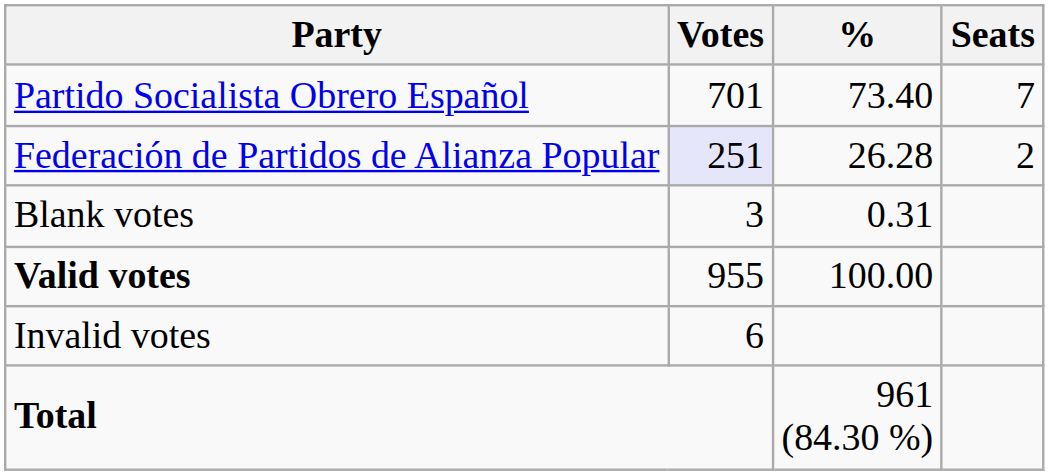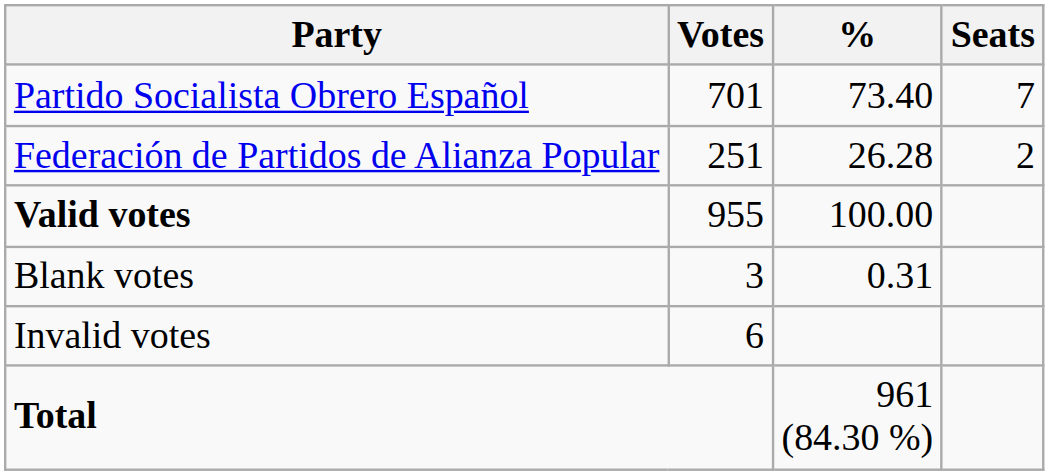(736, 154) lavender background -> (736, 154) no background
rows swapped: (104, 214) <-> (102, 275)
